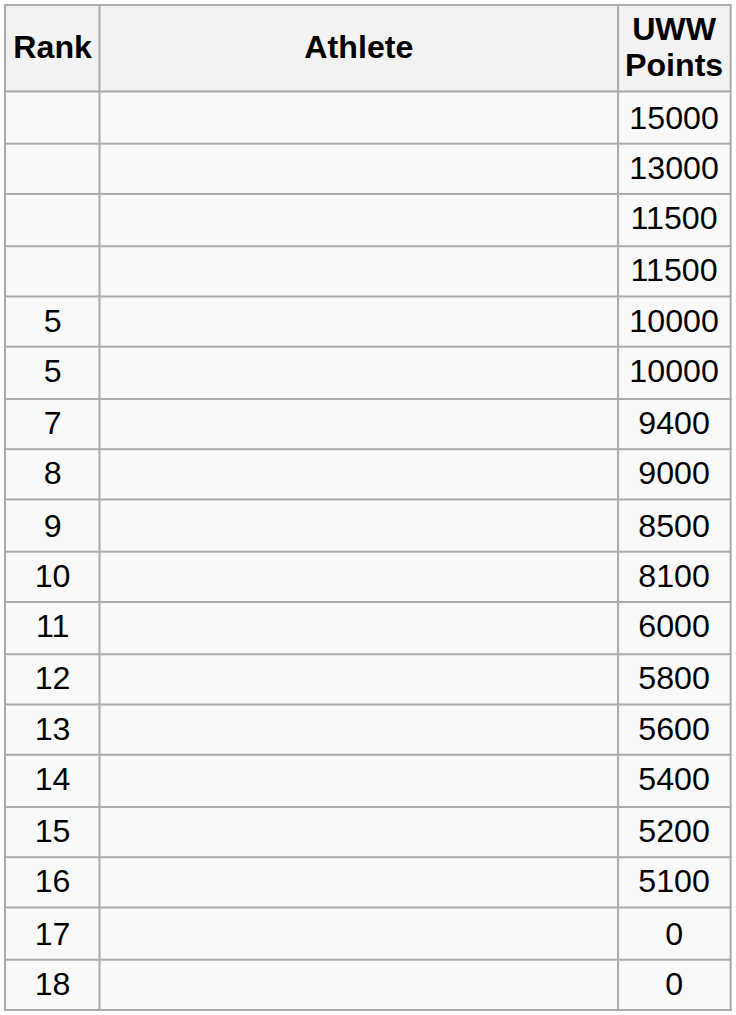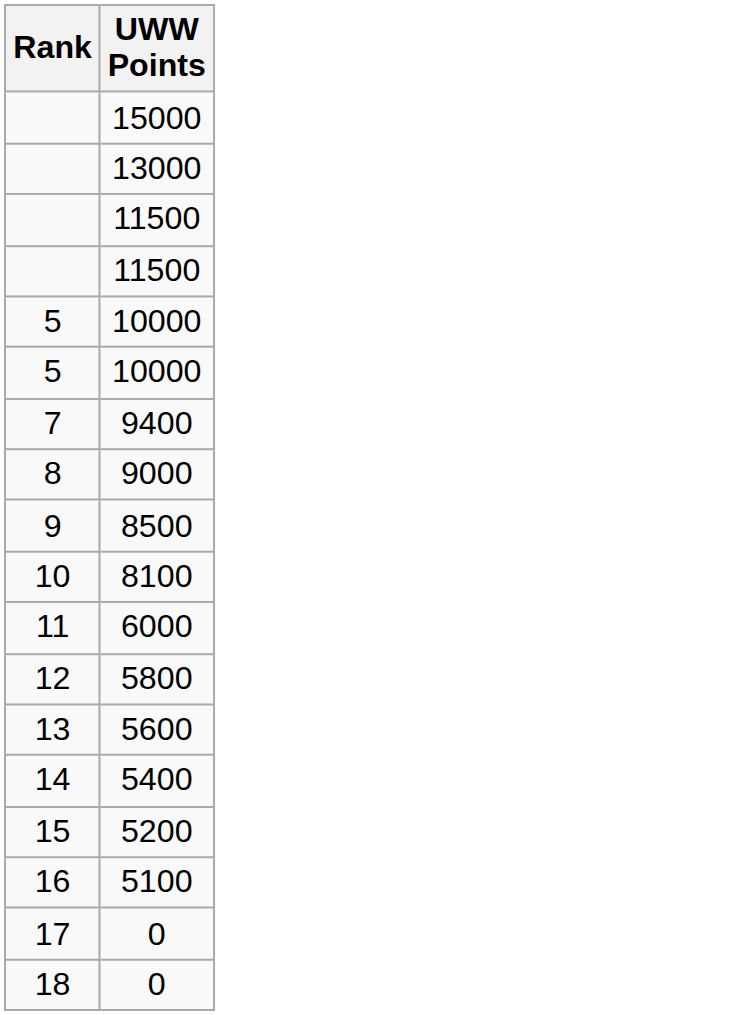- column: (359, 48)
